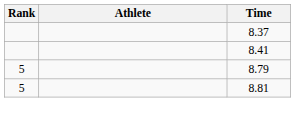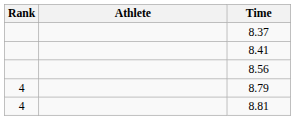+ row: (259, 69)
(22, 69) 5 -> (22, 87) 4
(22, 87) 5 -> (22, 106) 4
